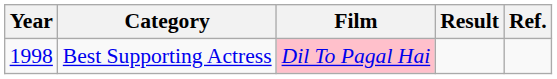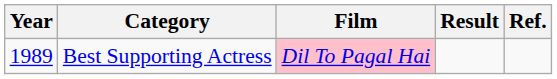(31, 55) 1998 -> (31, 55) 1989
